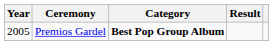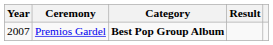(18, 31) 2005 -> (18, 31) 2007
